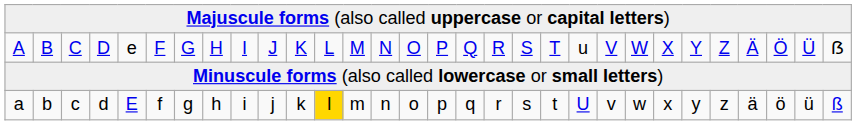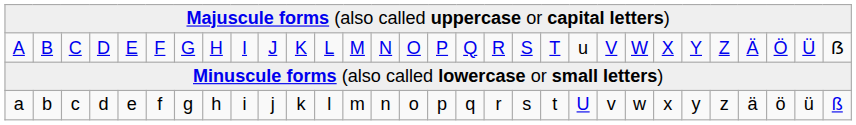(132, 47) e -> (132, 47) E
(132, 104) E -> (132, 104) e
(329, 104) gold background -> (329, 104) no background
